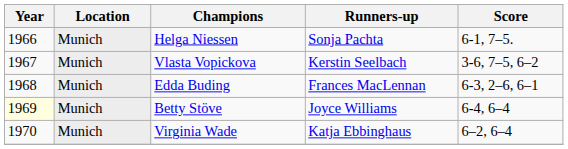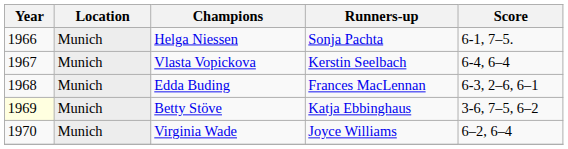(500, 62) 3-6, 7–5, 6–2 -> (486, 62) 6-4, 6–4
(353, 108) Joyce Williams -> (360, 108) Katja Ebbinghaus
(486, 108) 6-4, 6–4 -> (500, 108) 3-6, 7–5, 6–2
(360, 131) Katja Ebbinghaus -> (353, 131) Joyce Williams
